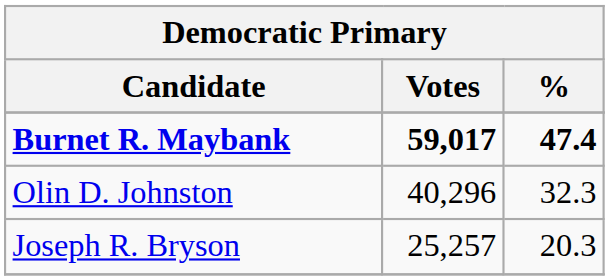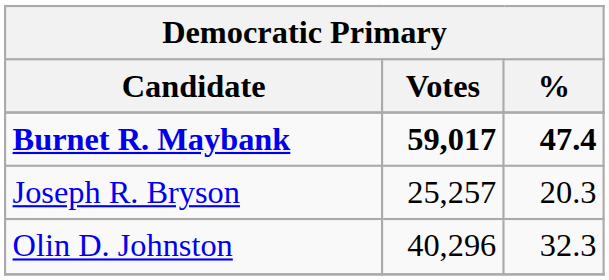rows swapped: (123, 192) <-> (126, 246)
